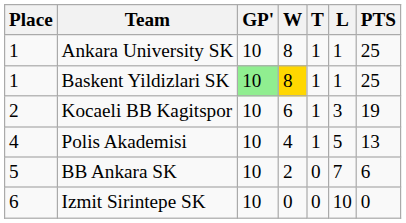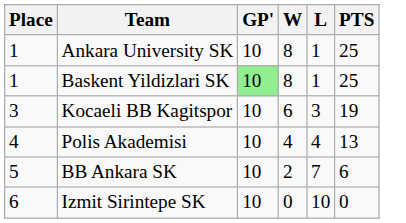- column: (317, 19)
(288, 80) gold background -> (288, 80) no background
(14, 111) 2 -> (14, 111) 3
(338, 141) 5 -> (316, 141) 4
